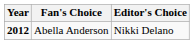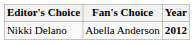columns swapped: (18, 13) <-> (150, 13)
